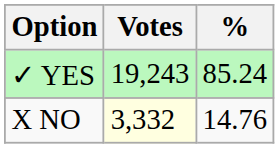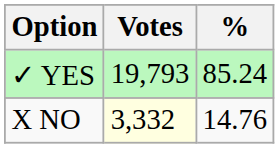(150, 73) 19,243 -> (150, 73) 19,793
